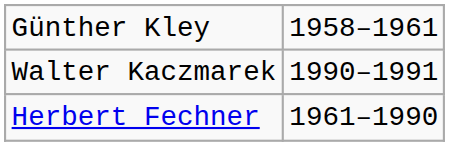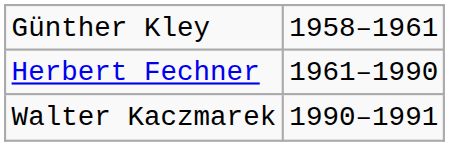rows swapped: (136, 117) <-> (144, 72)
